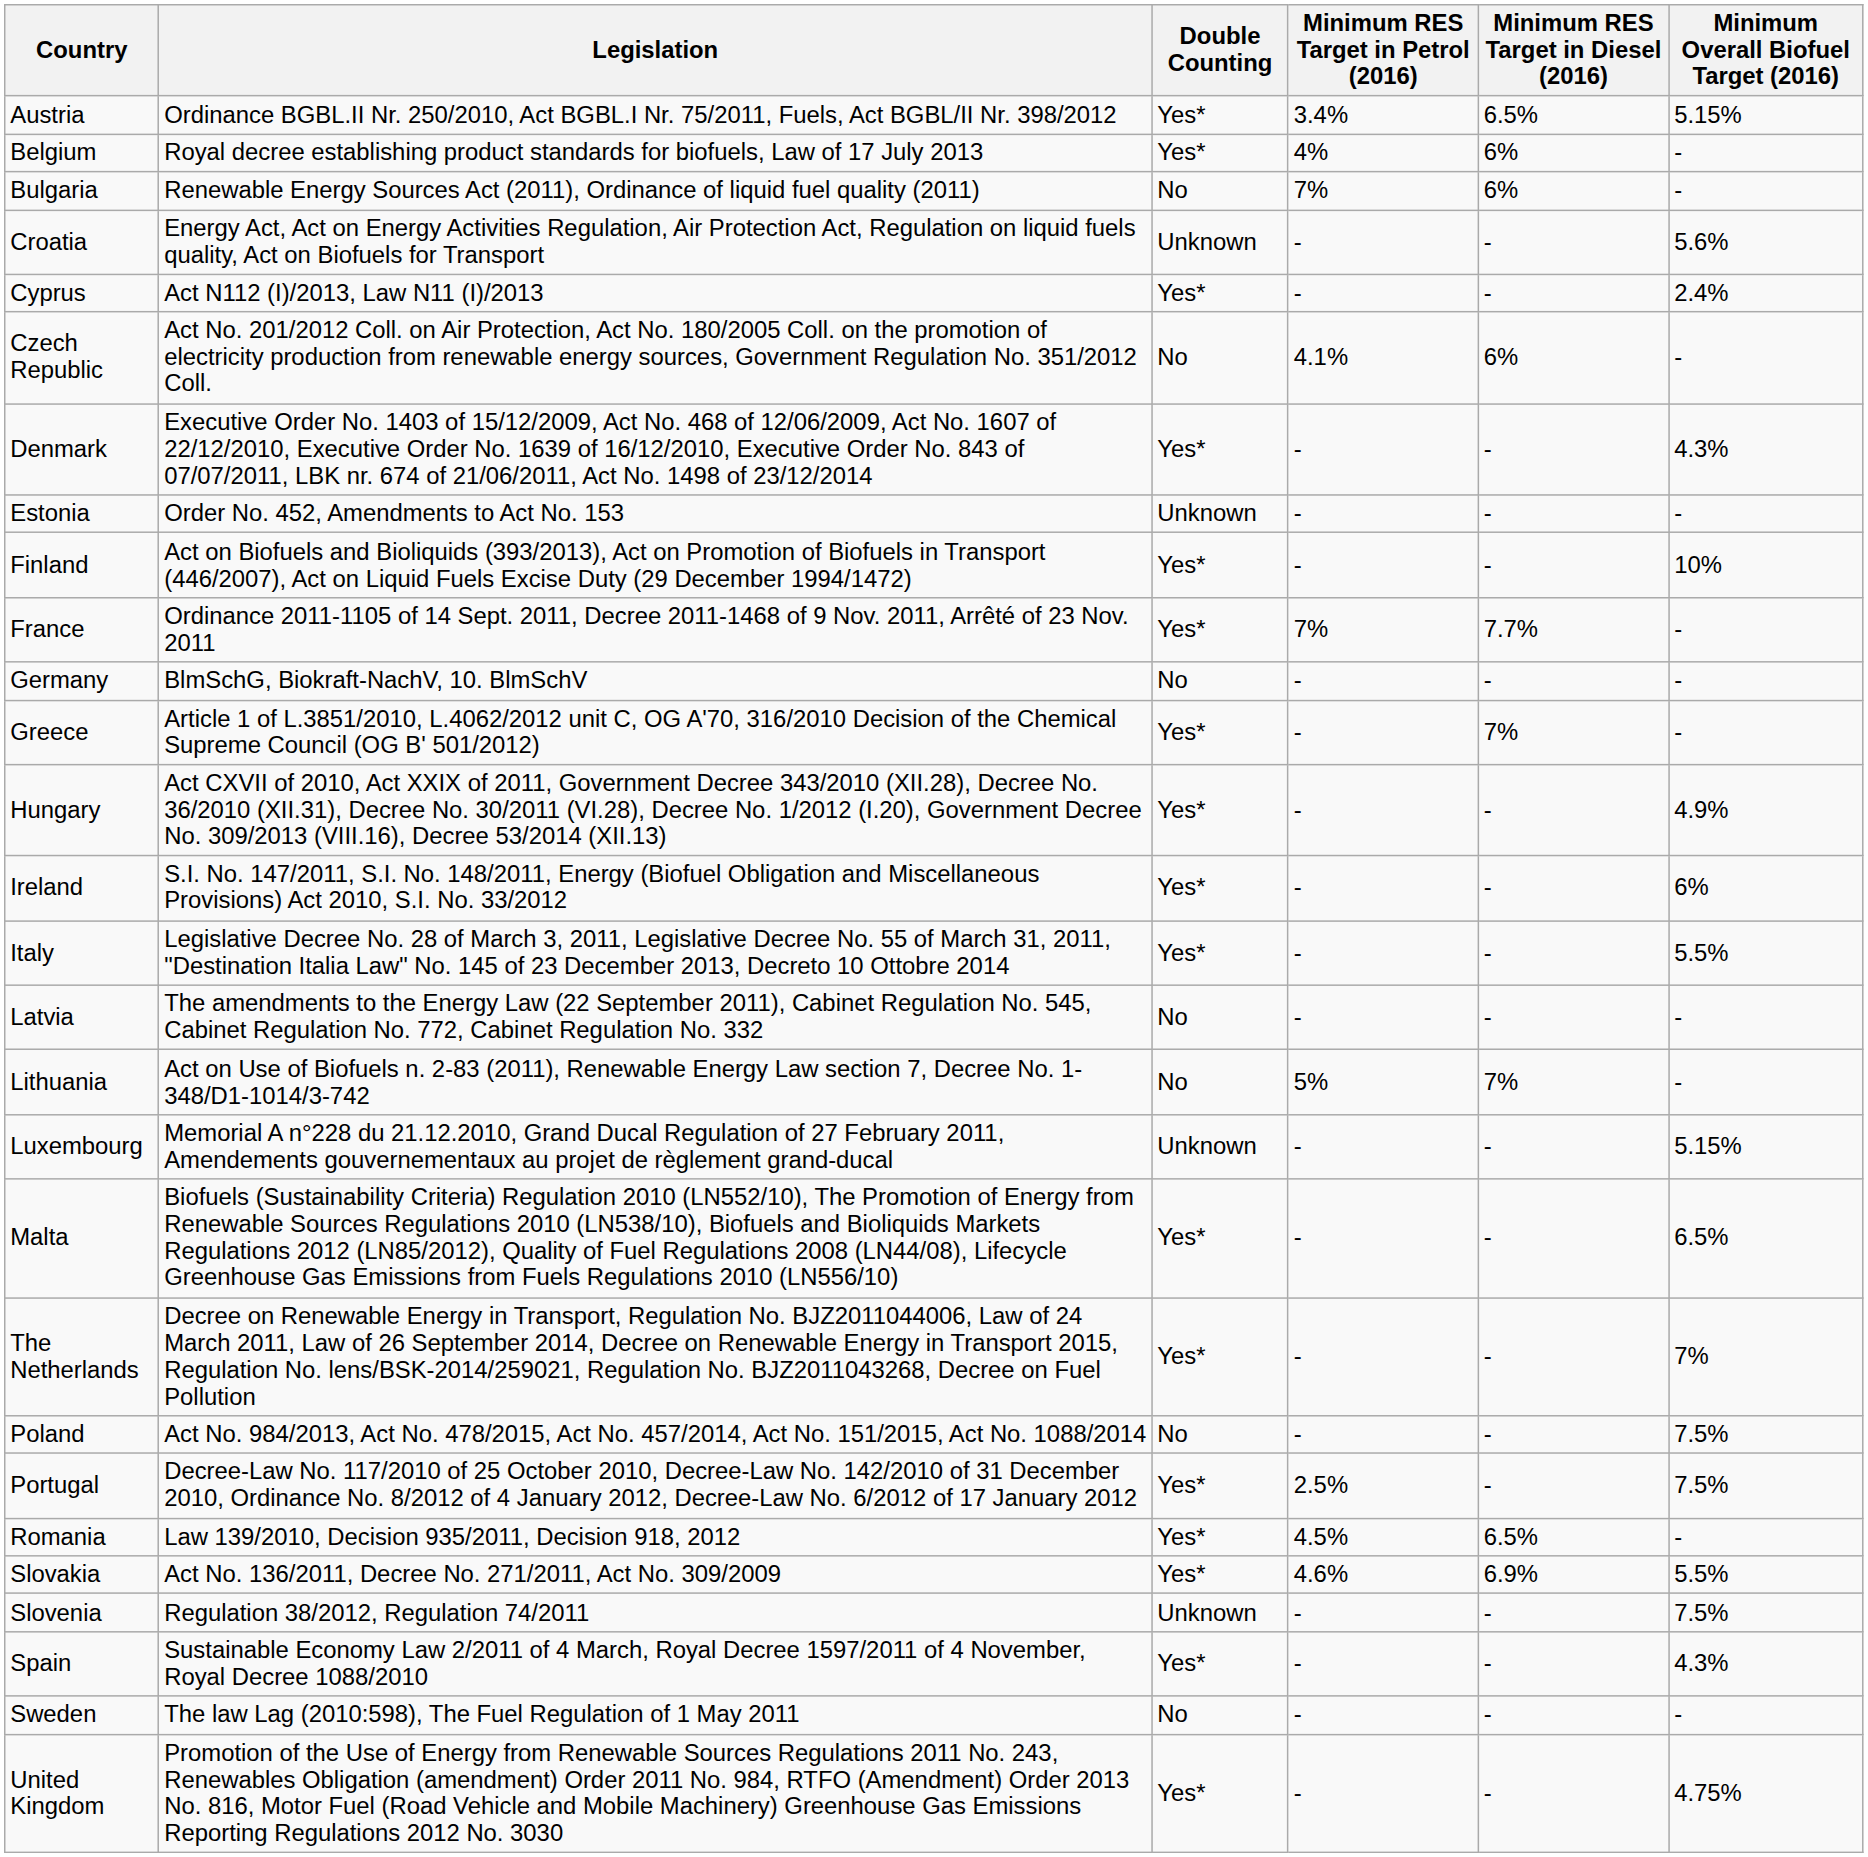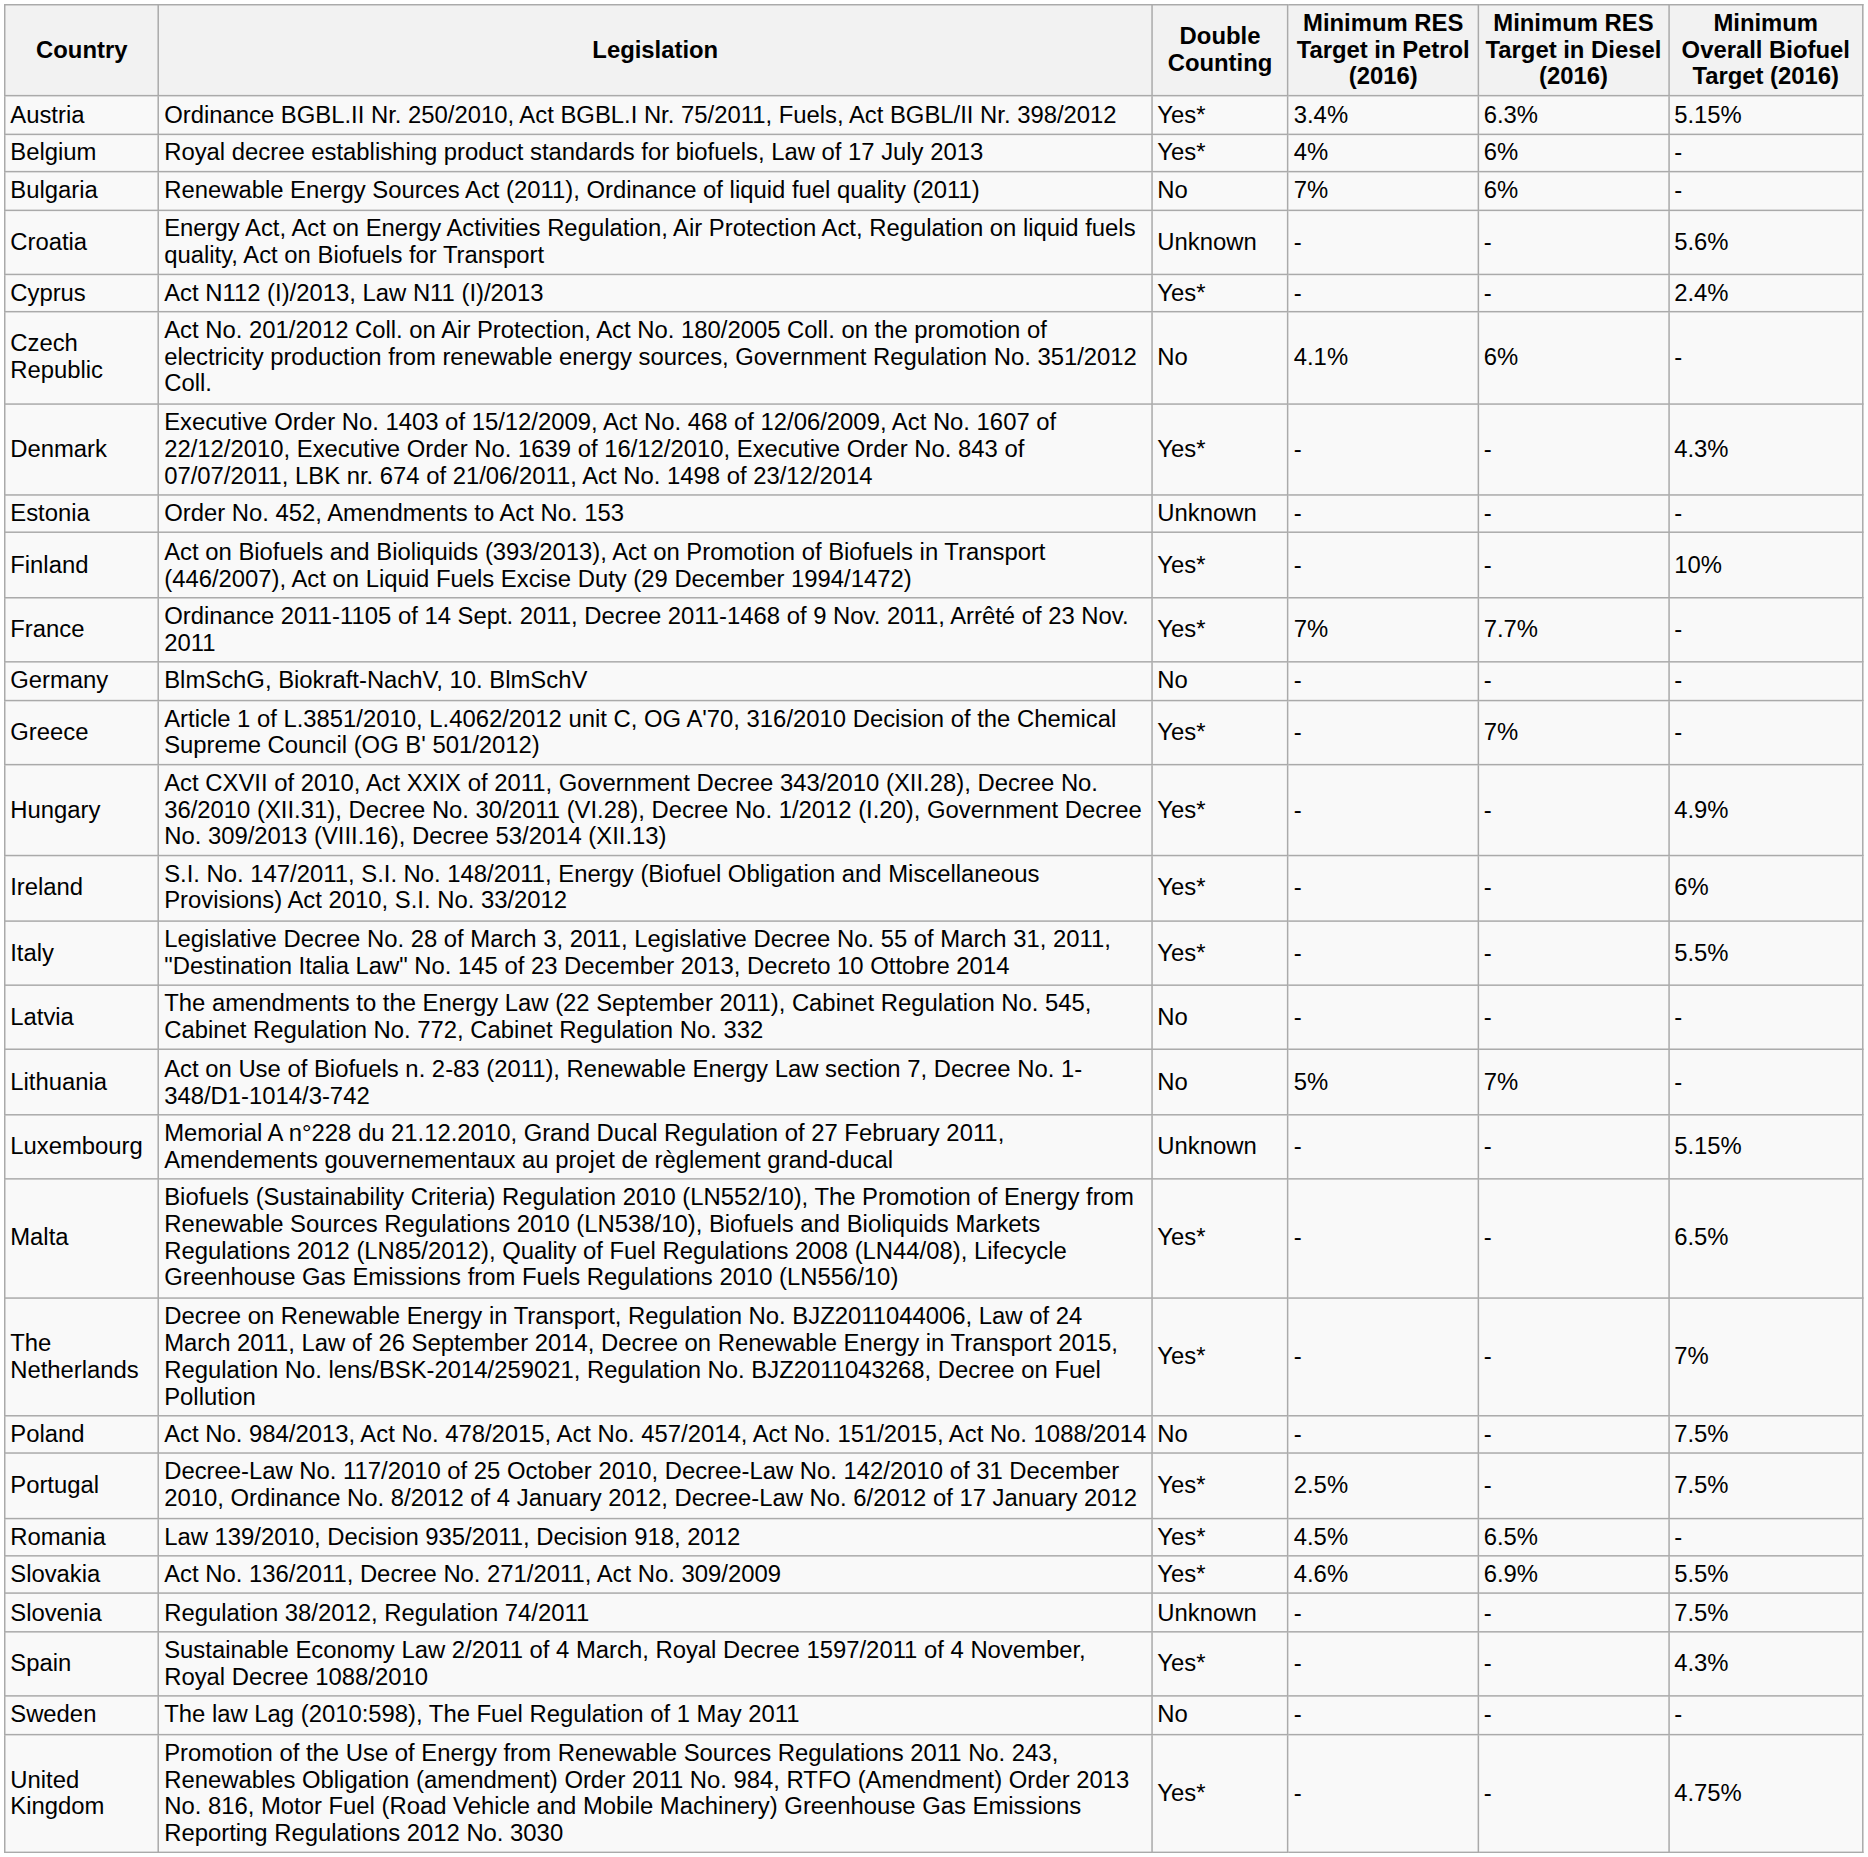(1511, 114) 6.5% -> (1511, 114) 6.3%
